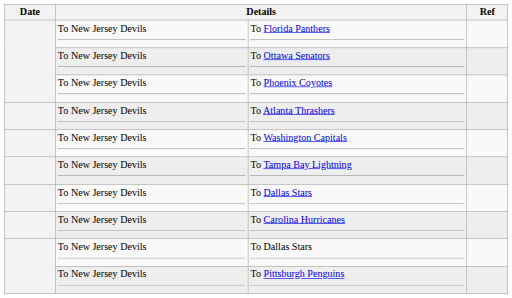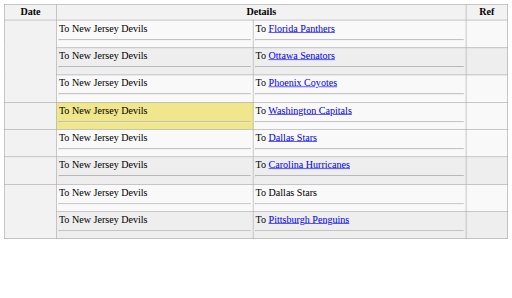- row: (30, 116)
(152, 141) no background -> (155, 113) khaki background
- row: (30, 171)
